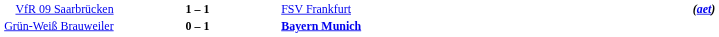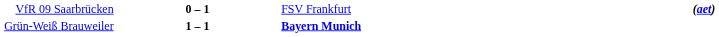(197, 9) 1 – 1 -> (197, 9) 0 – 1
(197, 25) 0 – 1 -> (197, 25) 1 – 1
